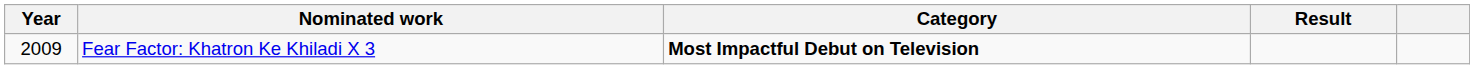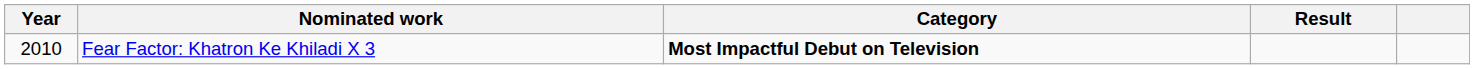(41, 48) 2009 -> (41, 48) 2010
